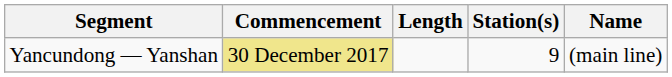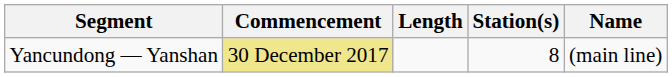(554, 54) 9 -> (554, 54) 8
